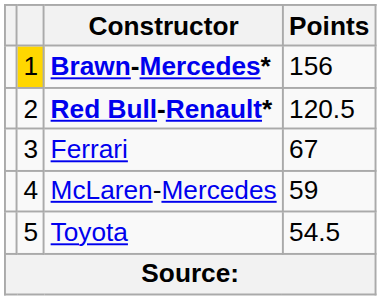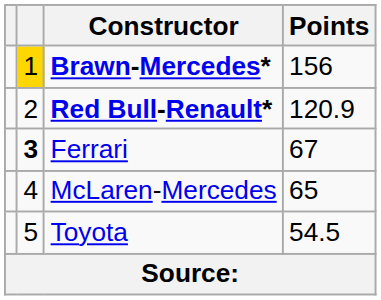(322, 108) 120.5 -> (322, 108) 120.9
(31, 149) normal -> (31, 149) bold
(304, 191) 59 -> (304, 191) 65
